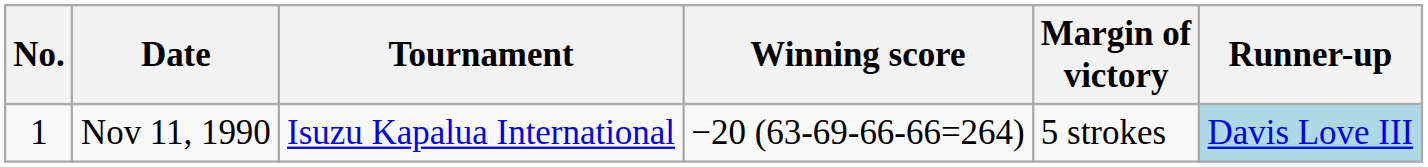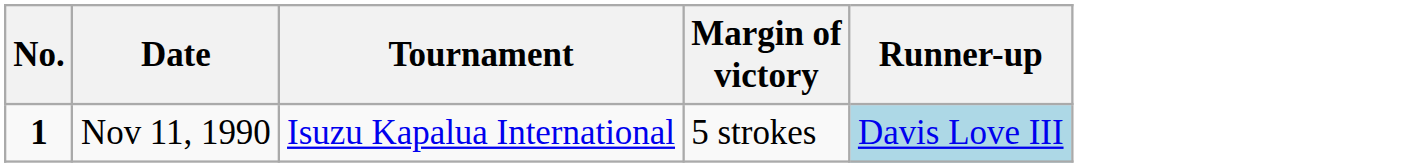- column: (858, 54)
(39, 132) normal -> (39, 132) bold
